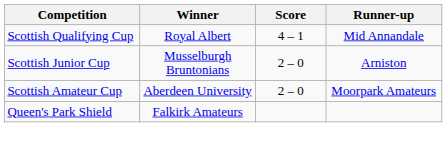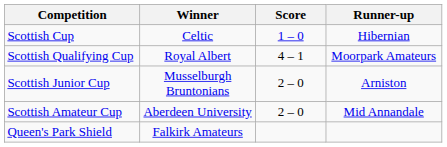+ row: (41, 35)
(384, 35) Mid Annandale -> (384, 55) Moorpark Amateurs
(384, 91) Moorpark Amateurs -> (384, 111) Mid Annandale
